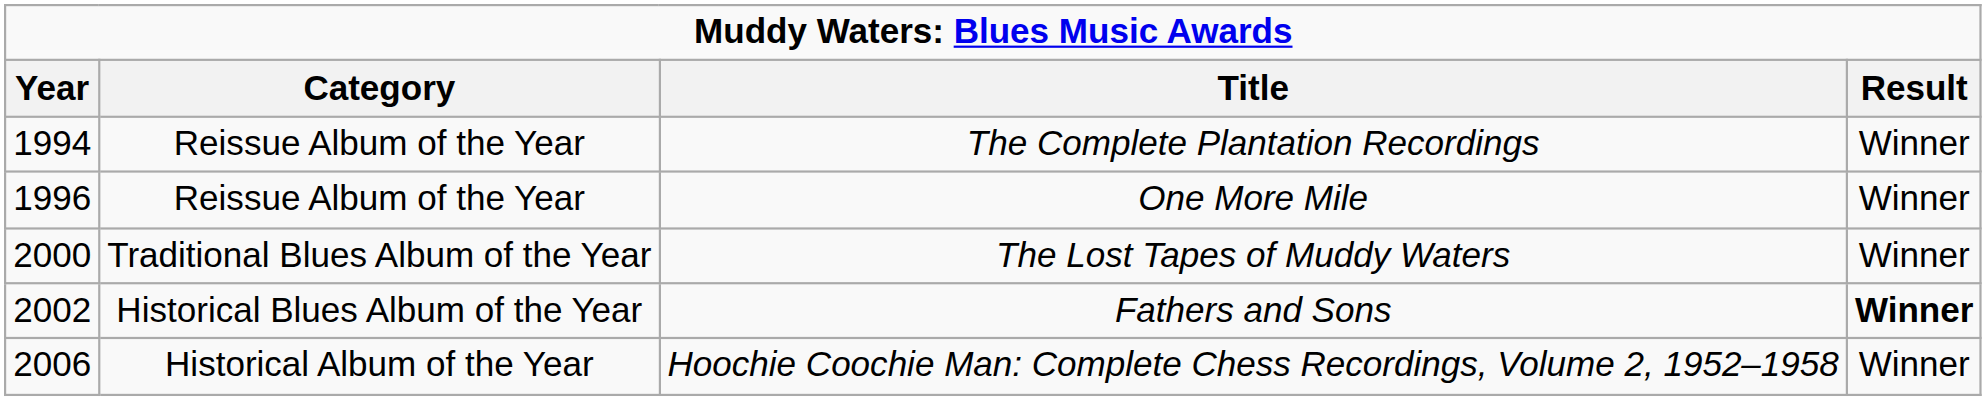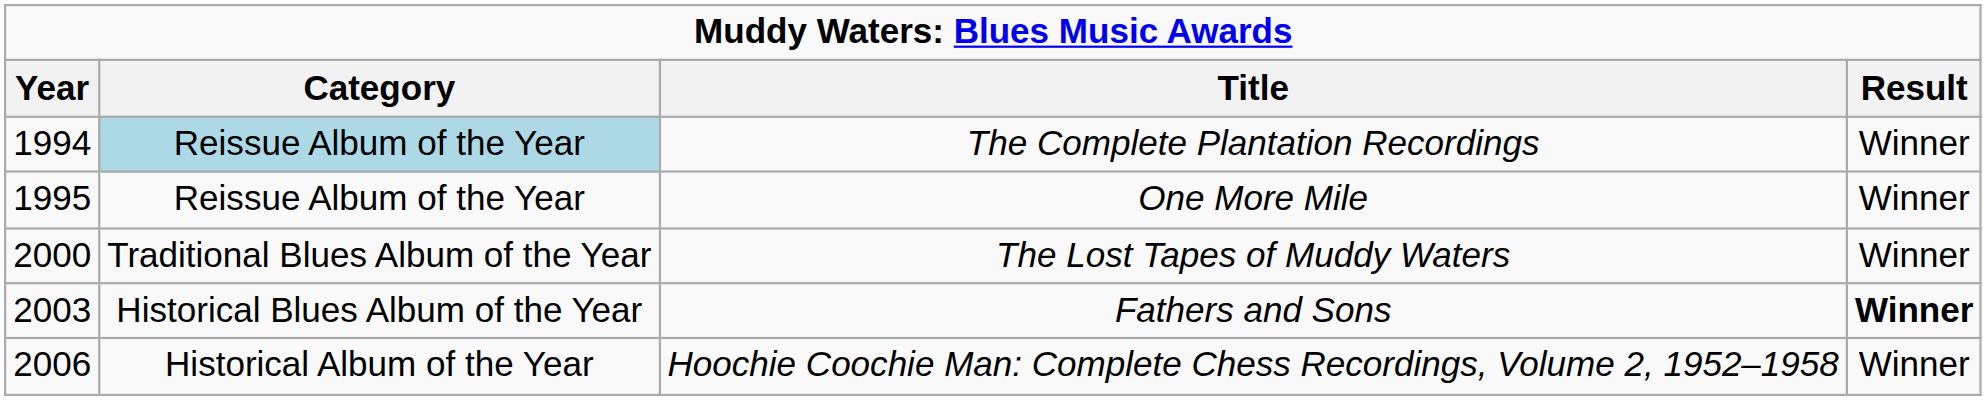(379, 143) no background -> (379, 143) lightblue background
(52, 198) 1996 -> (52, 198) 1995
(52, 310) 2002 -> (52, 310) 2003
